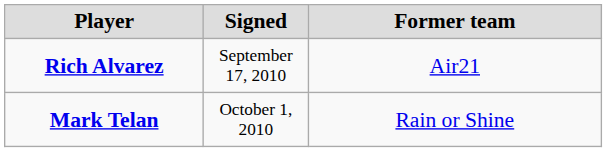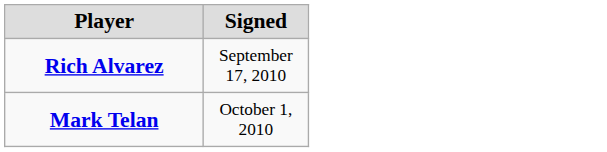- column: (455, 21)
